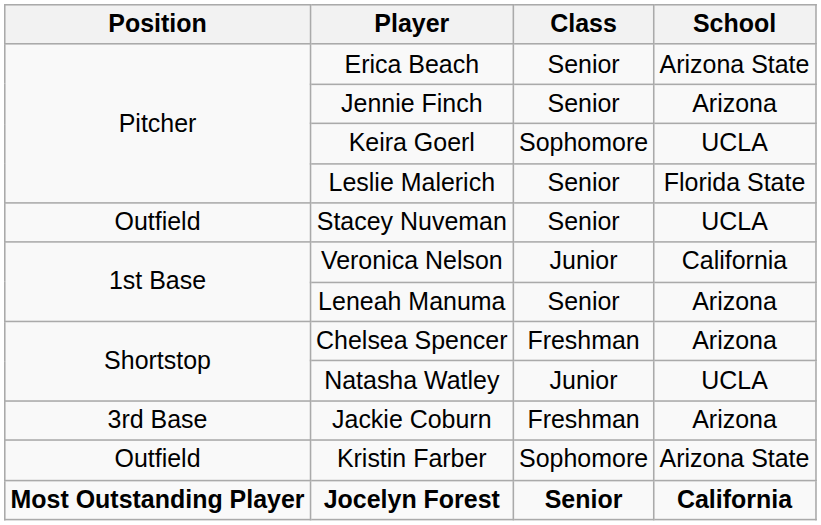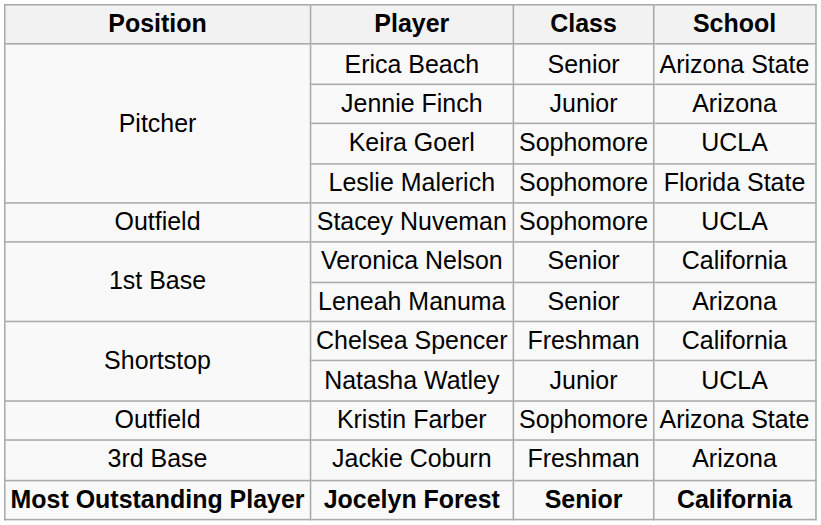(584, 103) Senior -> (584, 103) Junior
(584, 182) Senior -> (584, 182) Sophomore
(584, 222) Senior -> (584, 222) Sophomore
(584, 261) Junior -> (584, 261) Senior
(735, 340) Arizona -> (735, 340) California
rows swapped: (412, 420) <-> (412, 459)
